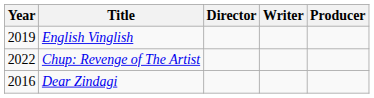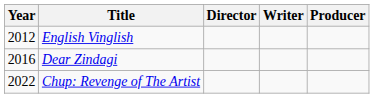(22, 37) 2019 -> (22, 37) 2012
rows swapped: (80, 81) <-> (121, 59)
